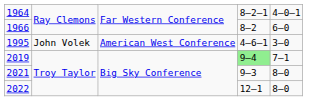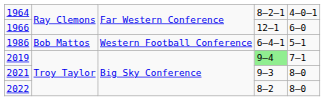(248, 27) 8–2 -> (268, 27) 12–1
+ row: (18, 42)
- row: (18, 42)
(251, 88) 12–1 -> (265, 88) 8–2
